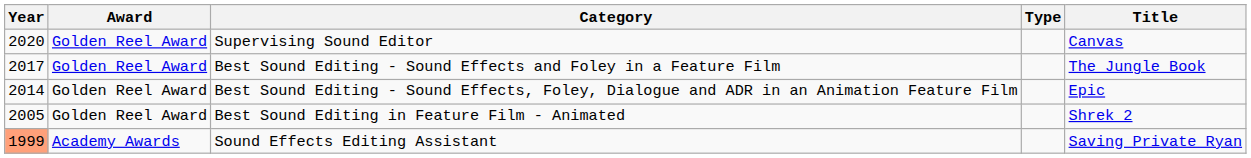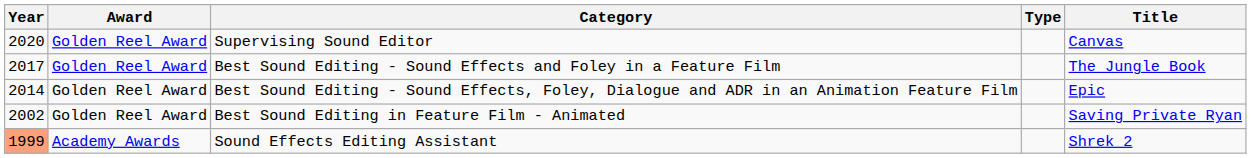(26, 116) 2005 -> (26, 116) 2002
(1101, 116) Shrek 2 -> (1155, 116) Saving Private Ryan
(1155, 141) Saving Private Ryan -> (1101, 141) Shrek 2
